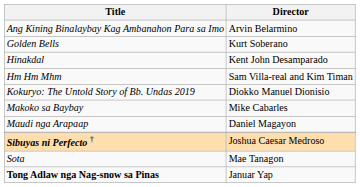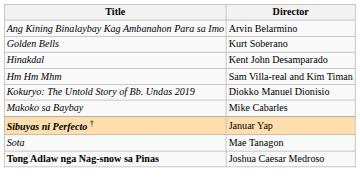- row: (47, 124)
(277, 141) Joshua Caesar Medroso -> (251, 125) Januar Yap
(251, 175) Januar Yap -> (277, 159) Joshua Caesar Medroso
